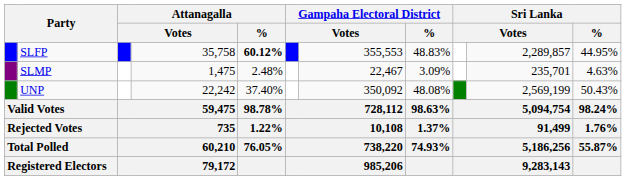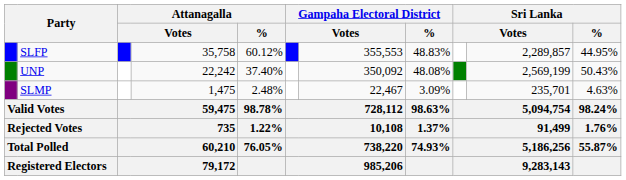(263, 52) bold -> (264, 52) normal
rows swapped: (32, 90) <-> (36, 71)
